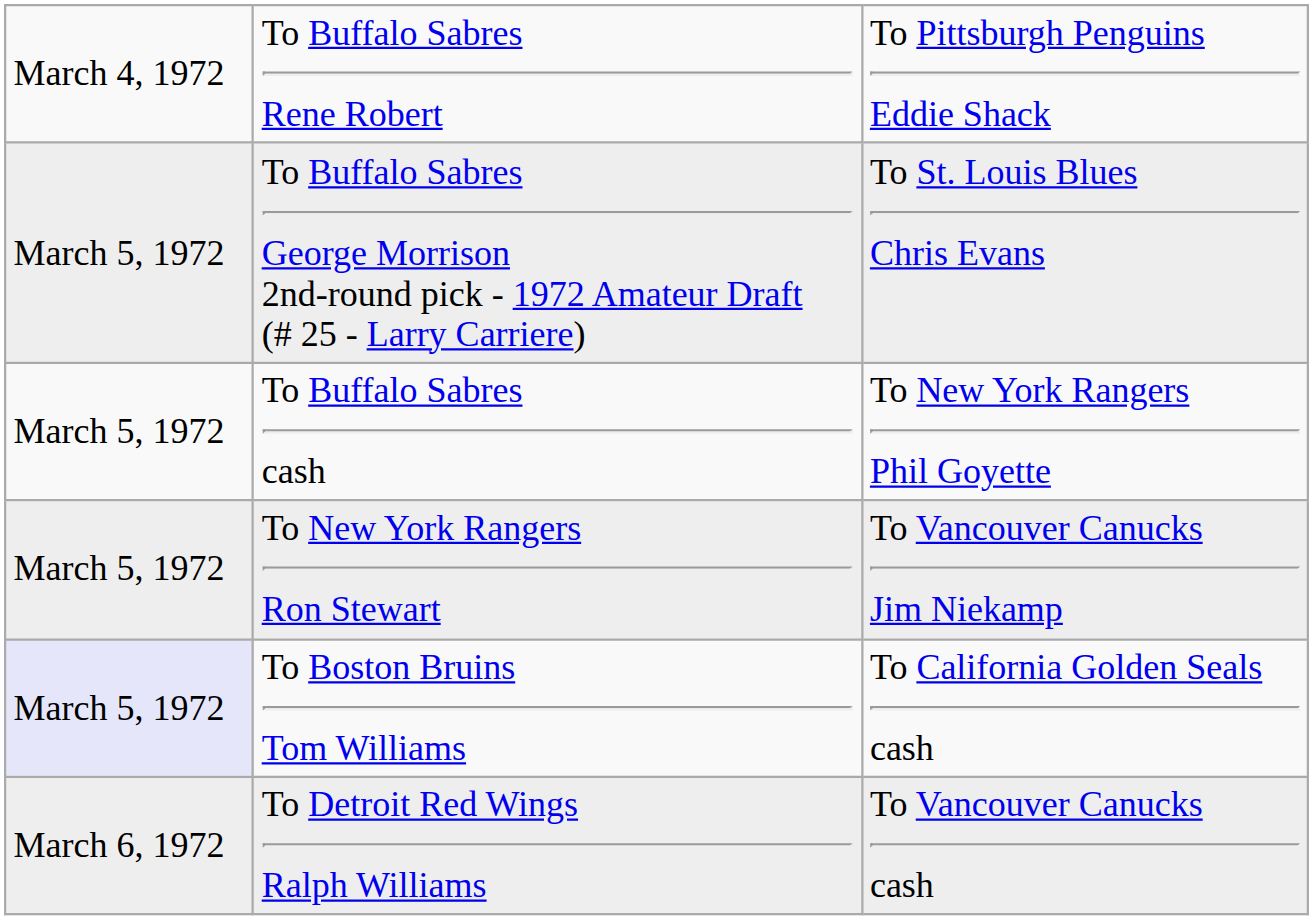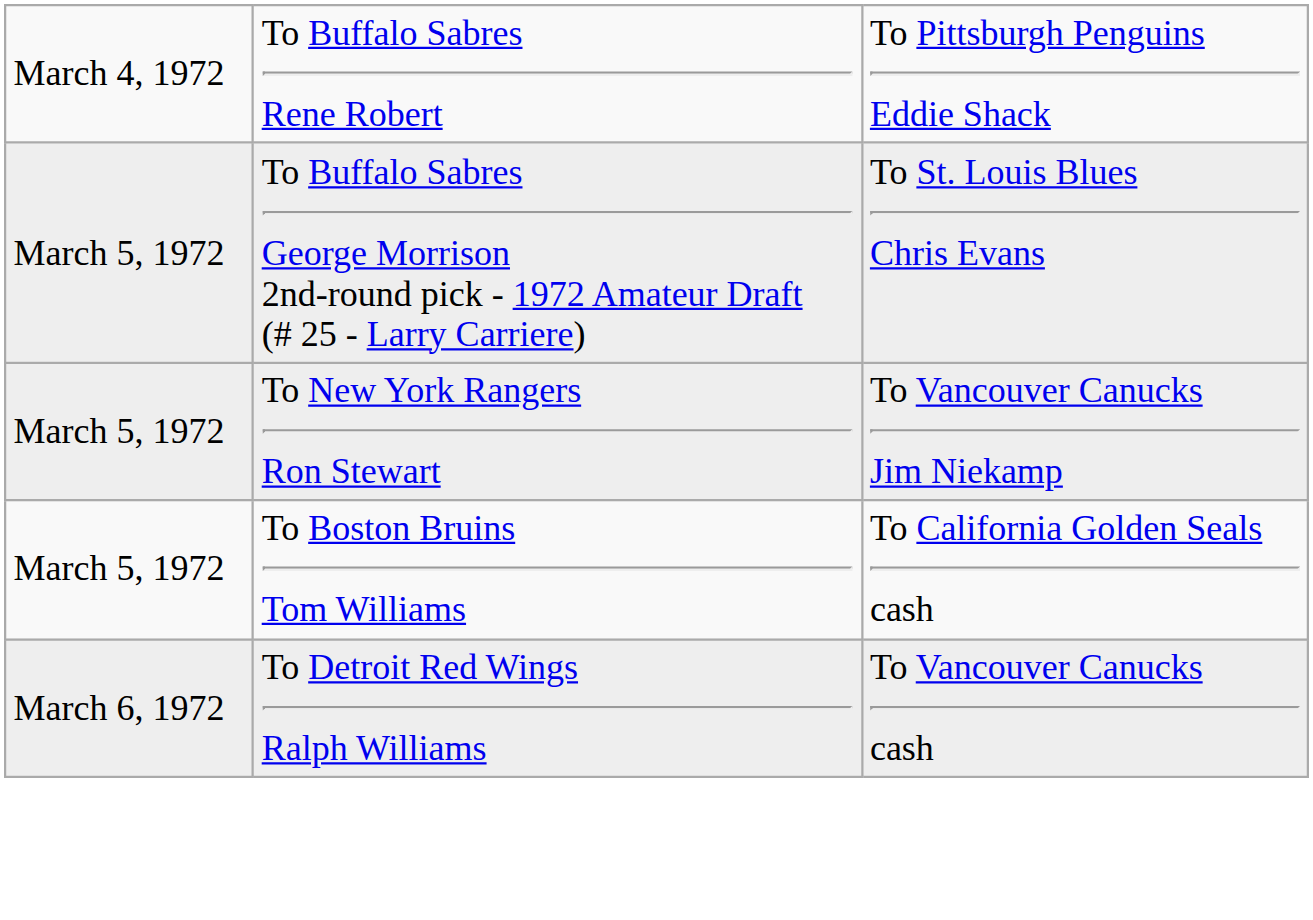- row: (558, 430)
(119, 706) lavender background -> (119, 568) no background
